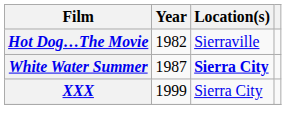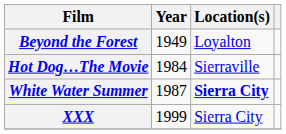+ row: (78, 41)
(171, 41) 1982 -> (171, 66) 1984
